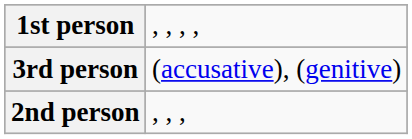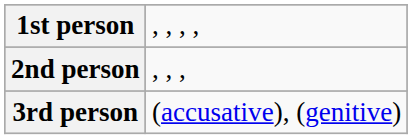rows swapped: (75, 111) <-> (75, 68)
